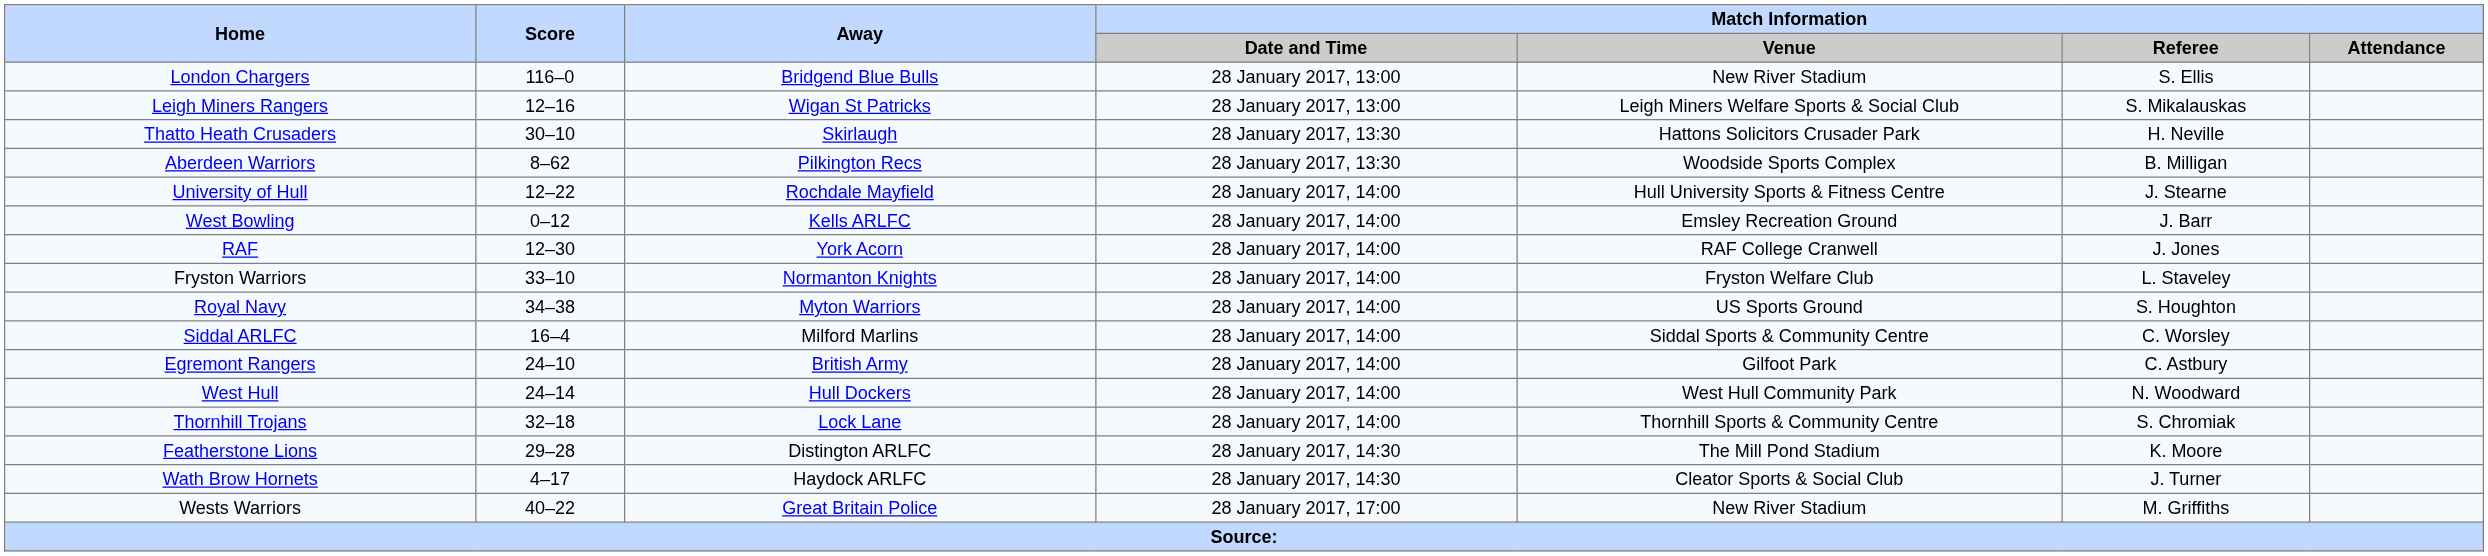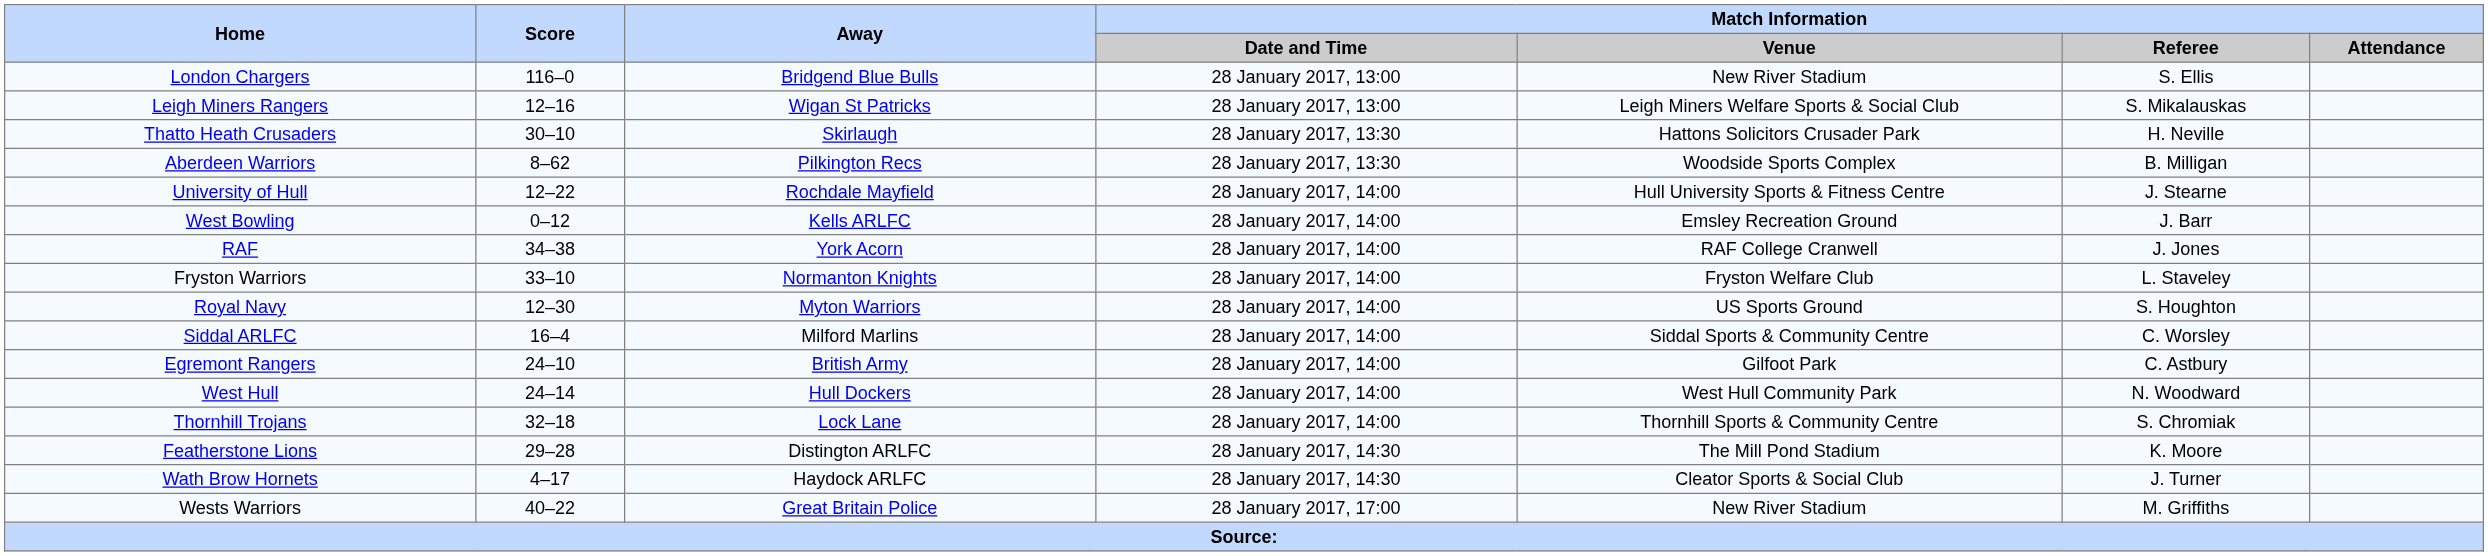(550, 249) 12–30 -> (550, 249) 34–38
(550, 306) 34–38 -> (550, 306) 12–30
